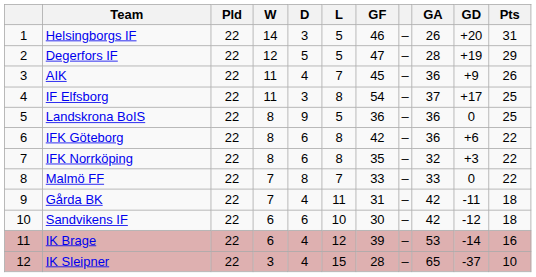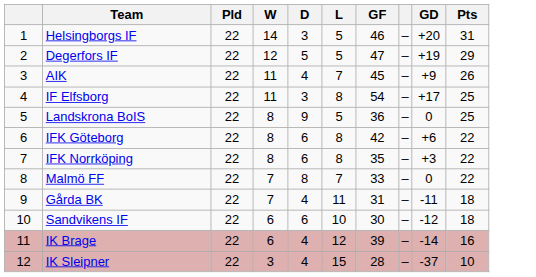- column: (433, 14)
